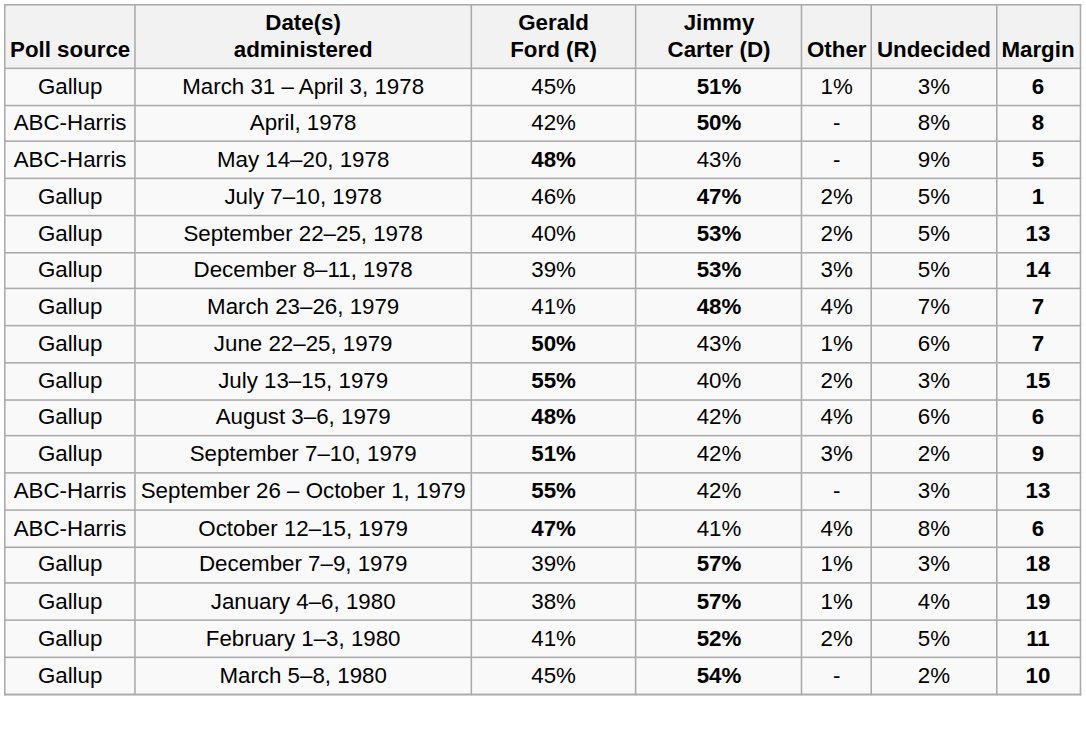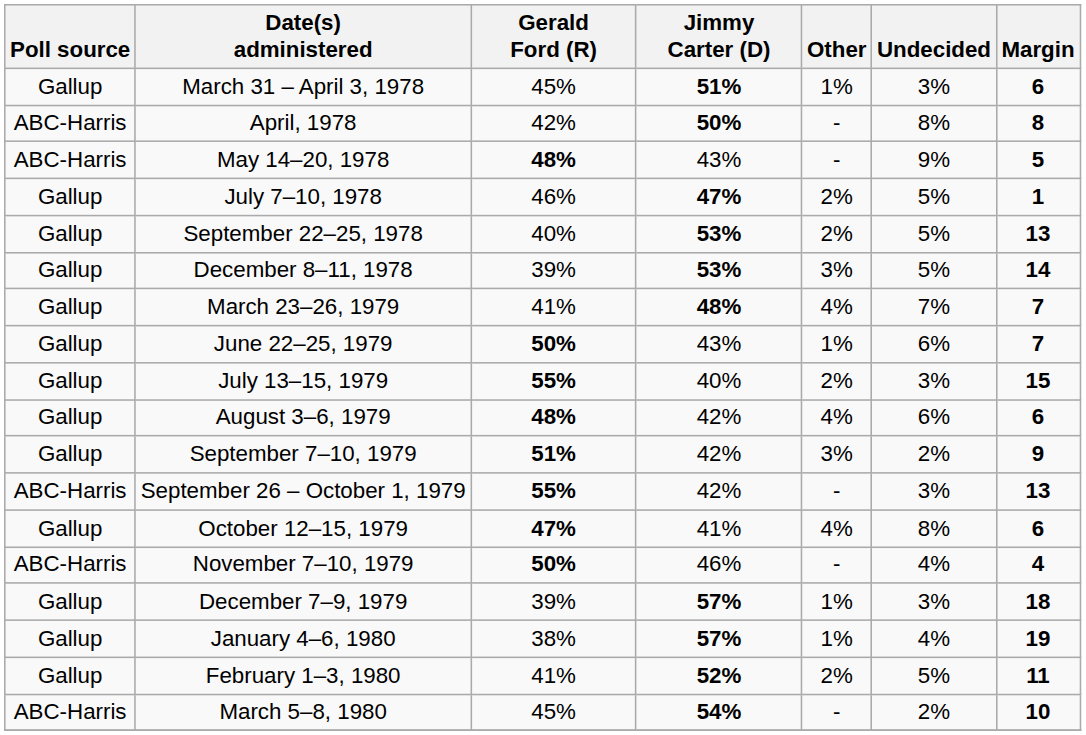(70, 528) ABC-Harris -> (70, 528) Gallup
+ row: (303, 565)
(70, 675) Gallup -> (70, 712) ABC-Harris
